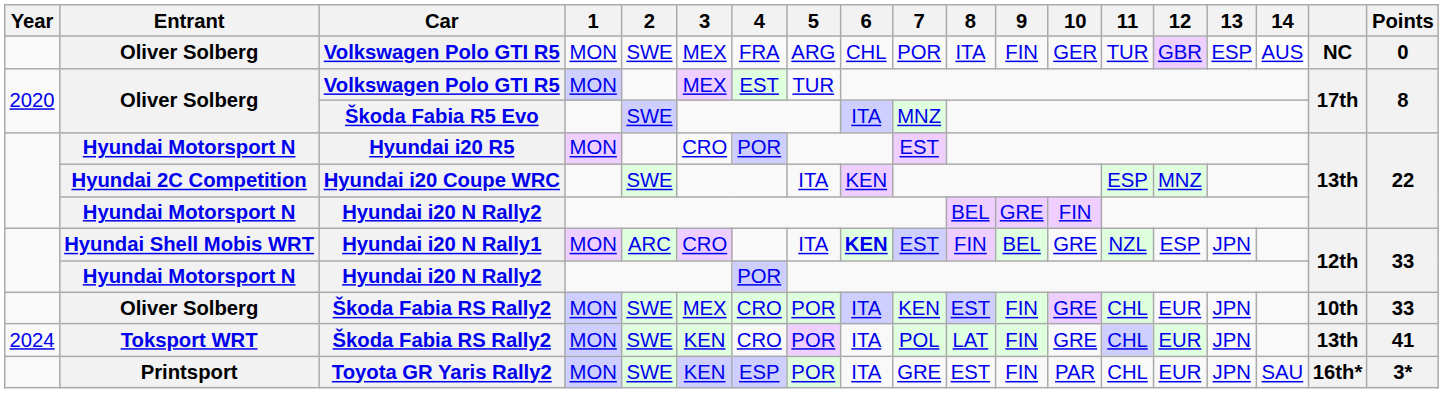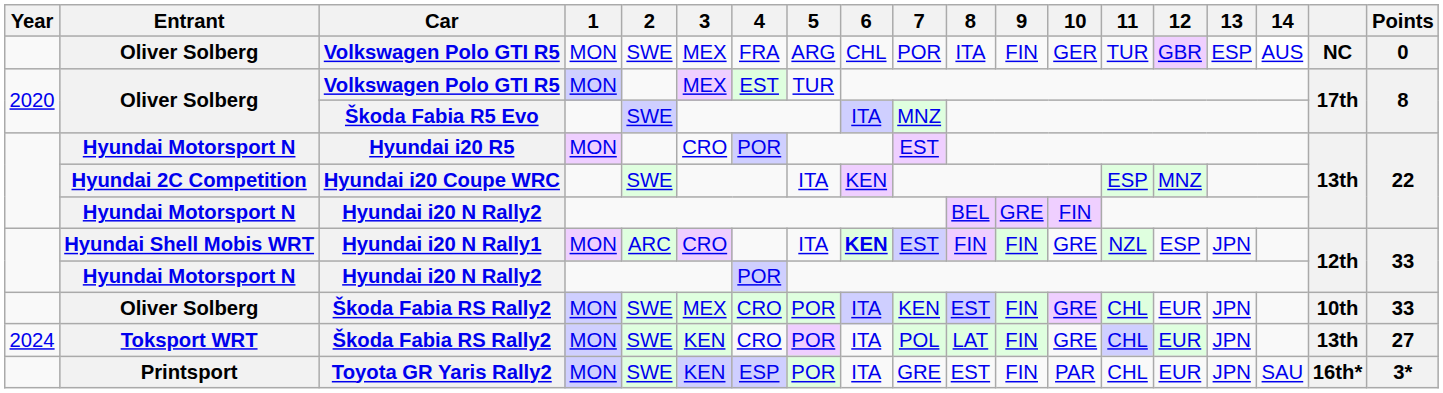(1022, 244) BEL -> (1022, 244) FIN
(1403, 340) 41 -> (1403, 340) 27
